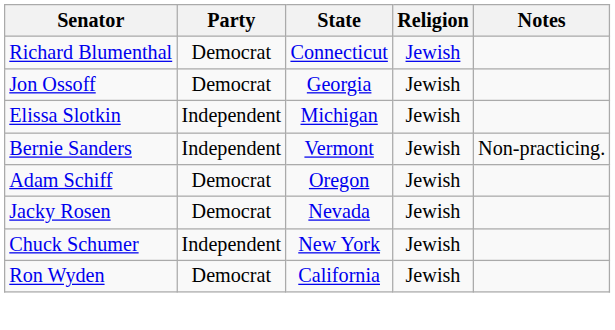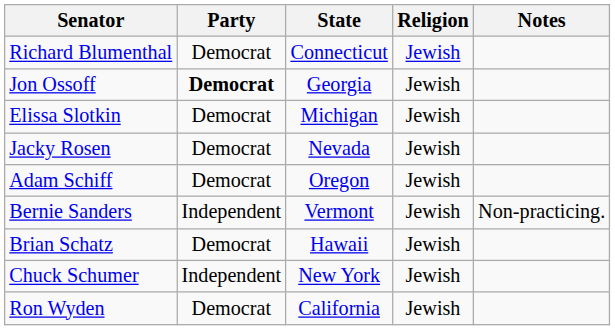(231, 84) normal -> (231, 84) bold
(231, 116) Independent -> (231, 116) Democrat
rows swapped: (71, 148) <-> (60, 212)
+ row: (61, 244)
